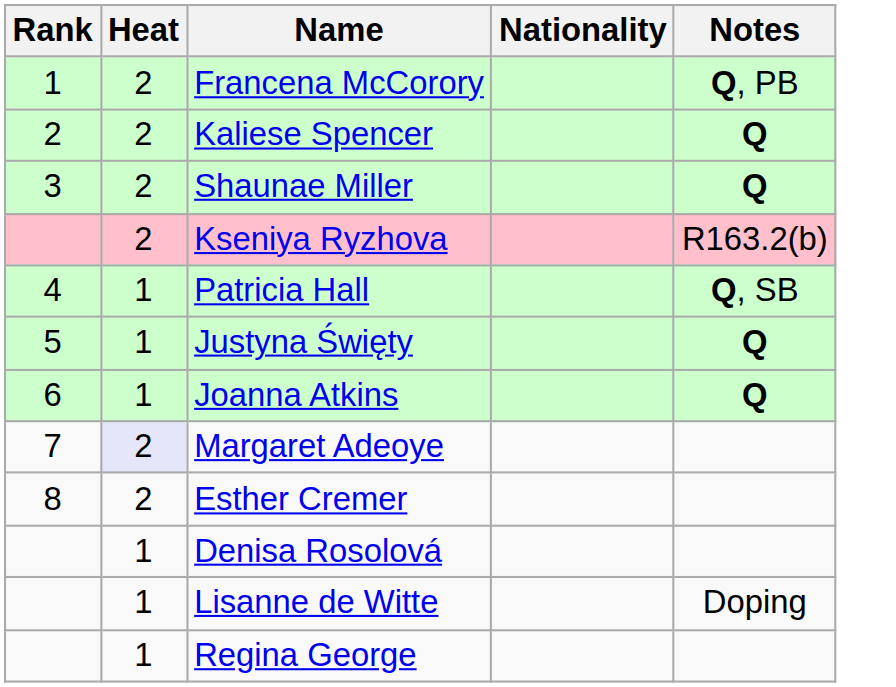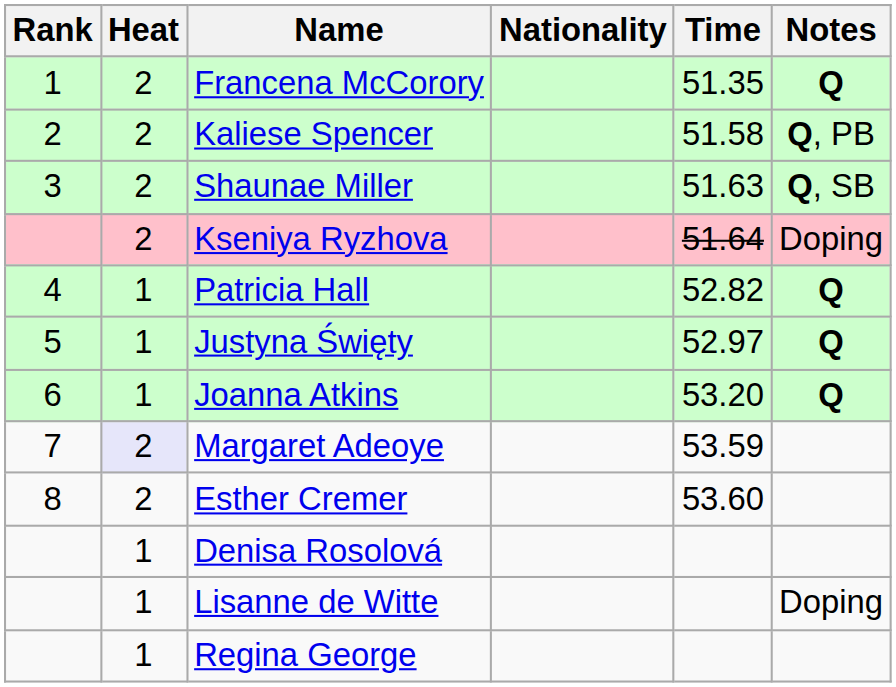+ column: (723, 30)
(755, 82) Q, PB -> (831, 82) Q
(755, 134) Q -> (831, 134) Q, PB
(755, 186) Q -> (831, 186) Q, SB
(755, 238) R163.2(b) -> (831, 238) Doping
(755, 290) Q, SB -> (831, 290) Q
